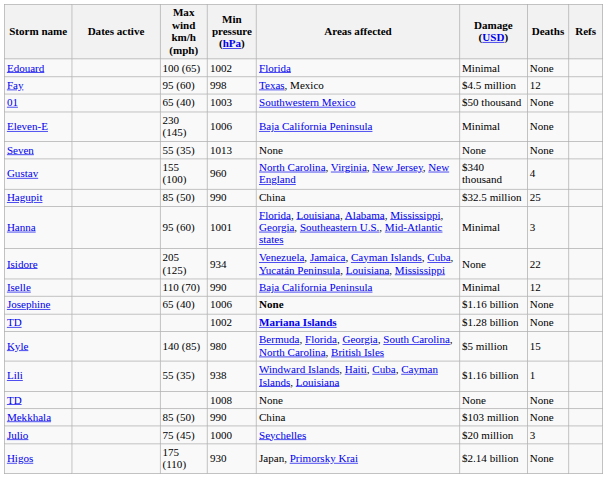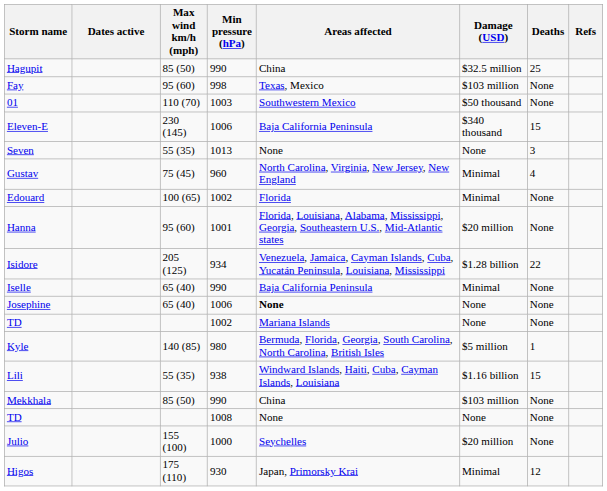rows swapped: (26, 68) <-> (25, 197)
(489, 85) $4.5 million -> (490, 85) $103 million
(535, 85) 12 -> (542, 85) None
(179, 103) 65 (40) -> (181, 103) 110 (70)
(481, 126) Minimal -> (482, 126) $340 thousand
(542, 126) None -> (535, 126) 15
(542, 150) None -> (532, 150) 3
(175, 174) 155 (100) -> (179, 174) 75 (45)
(482, 174) $340 thousand -> (481, 174) Minimal
(481, 227) Minimal -> (488, 227) $20 million
(532, 227) 3 -> (542, 227) None
(474, 263) None -> (490, 263) $1.28 billion
(181, 287) 110 (70) -> (179, 287) 65 (40)
(535, 287) 12 -> (542, 287) None
(490, 305) $1.16 billion -> (474, 305) None
(298, 322) bold -> (294, 322) normal
(490, 322) $1.28 billion -> (474, 322) None
(535, 346) 15 -> (532, 346) 1
(532, 376) 1 -> (535, 376) 15
rows swapped: (14, 400) <-> (29, 417)
(179, 435) 75 (45) -> (175, 441) 155 (100)
(532, 435) 3 -> (542, 441) None
(490, 458) $2.14 billion -> (481, 471) Minimal
(542, 458) None -> (535, 471) 12
